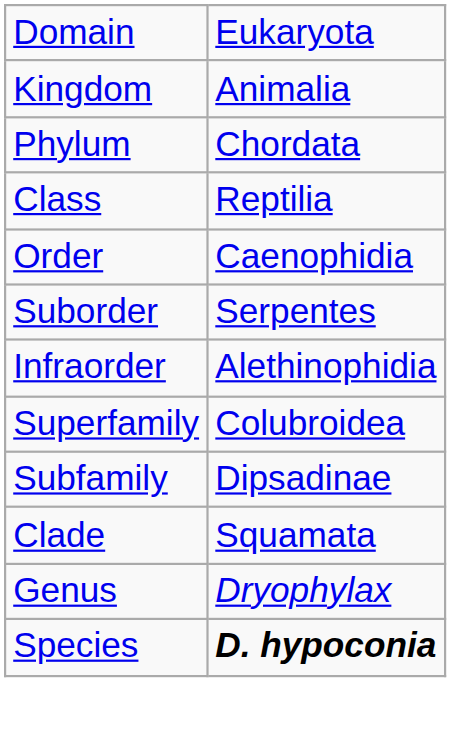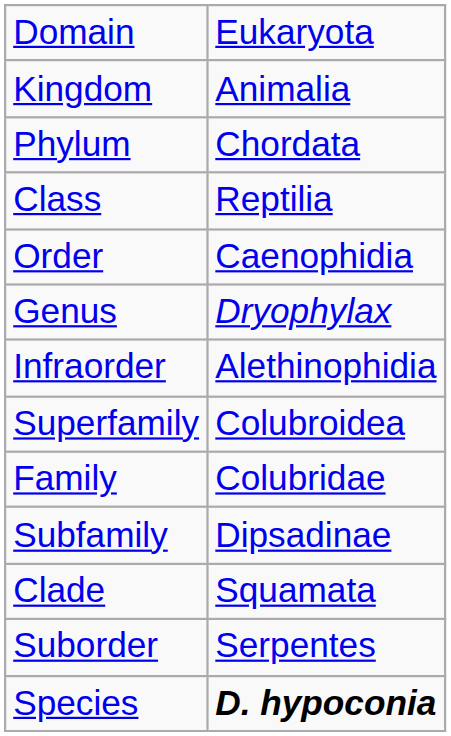rows swapped: (86, 311) <-> (65, 590)
+ row: (65, 479)
